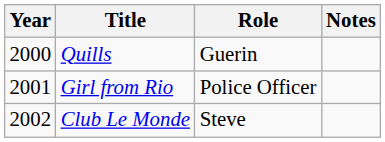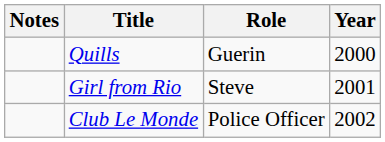columns swapped: (30, 20) <-> (351, 20)
(258, 86) Police Officer -> (231, 86) Steve
(223, 119) Steve -> (266, 119) Police Officer
